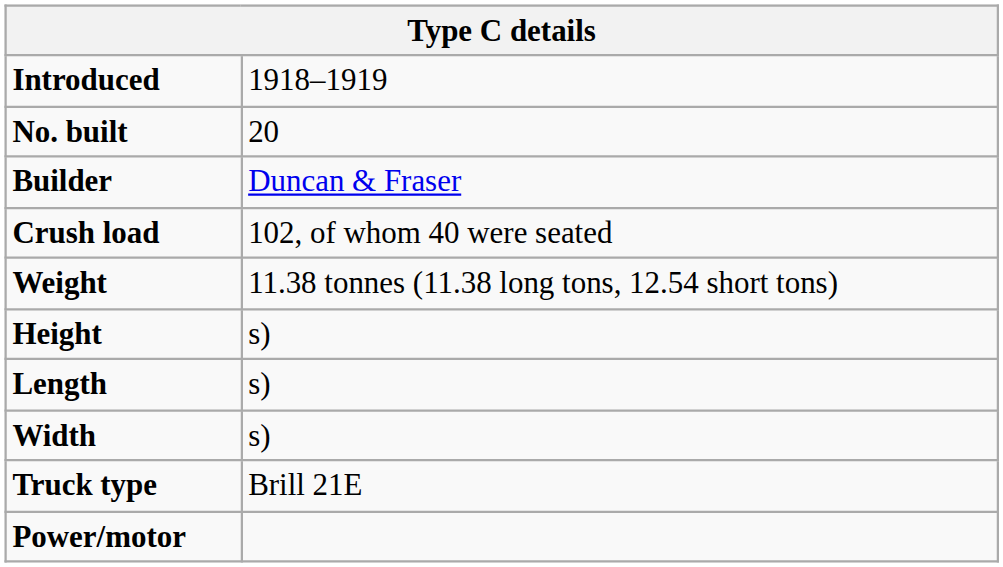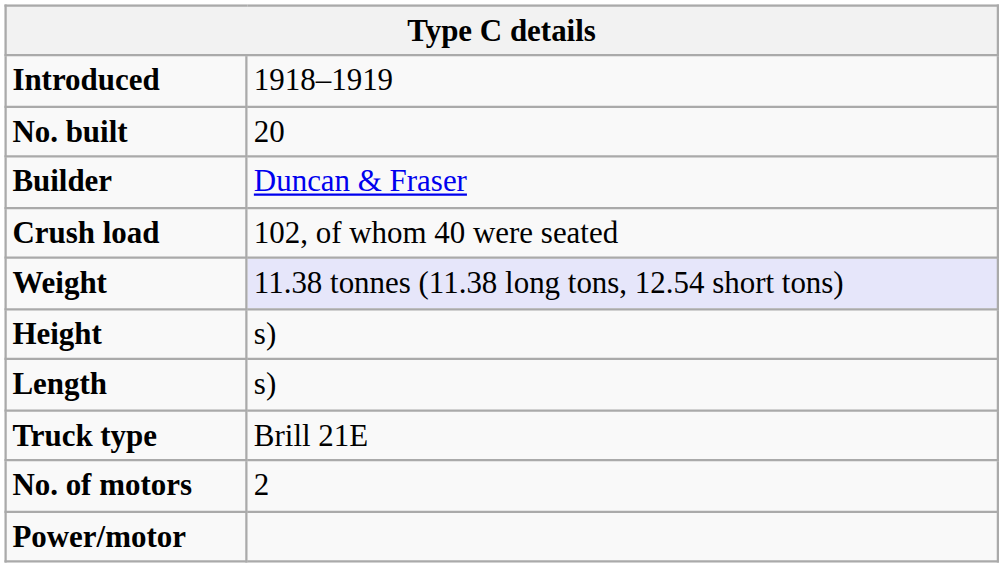(543, 282) no background -> (549, 282) lavender background
- row: (54, 434)
+ row: (102, 485)
